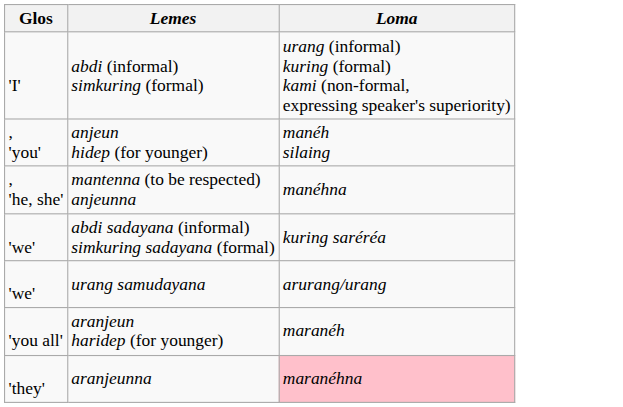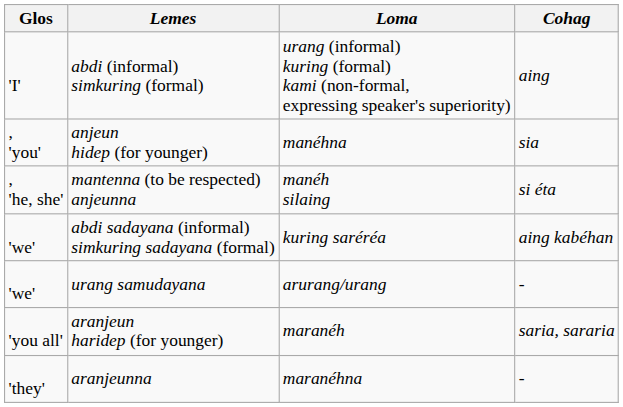+ column: (567, 18)
(307, 142) manéh silaing -> (315, 142) manéhna
(315, 189) manéhna -> (307, 189) manéh silaing
(323, 378) pink background -> (323, 378) no background
